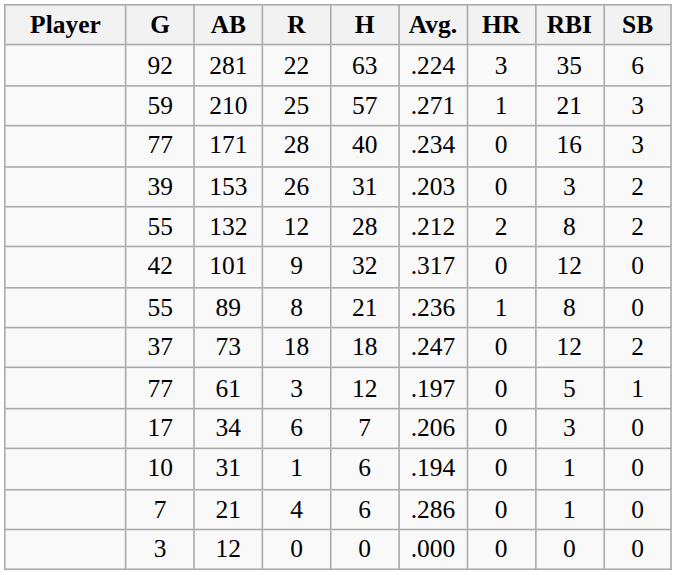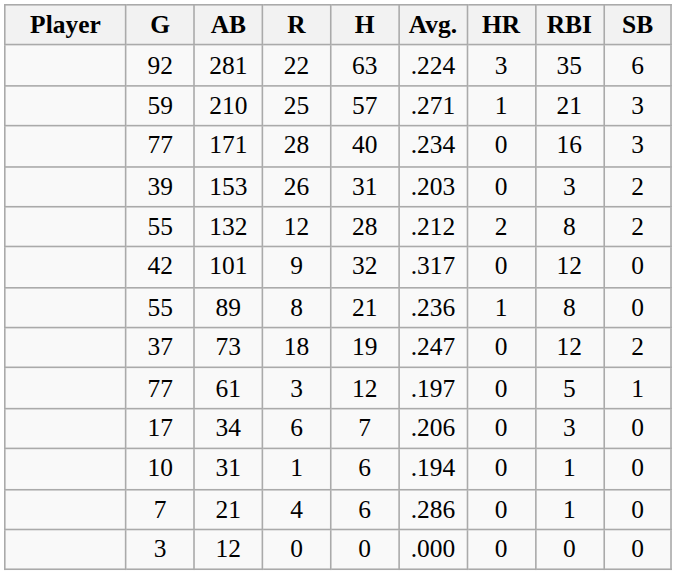(365, 347) 18 -> (365, 347) 19
